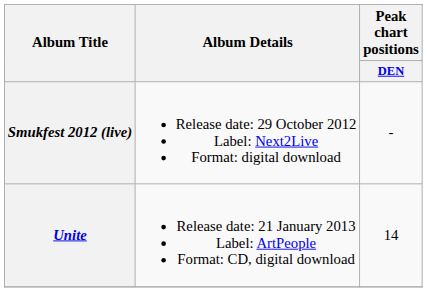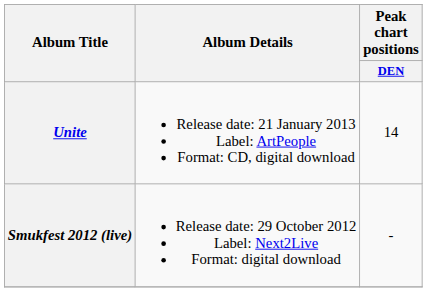rows swapped: (70, 132) <-> (70, 235)
